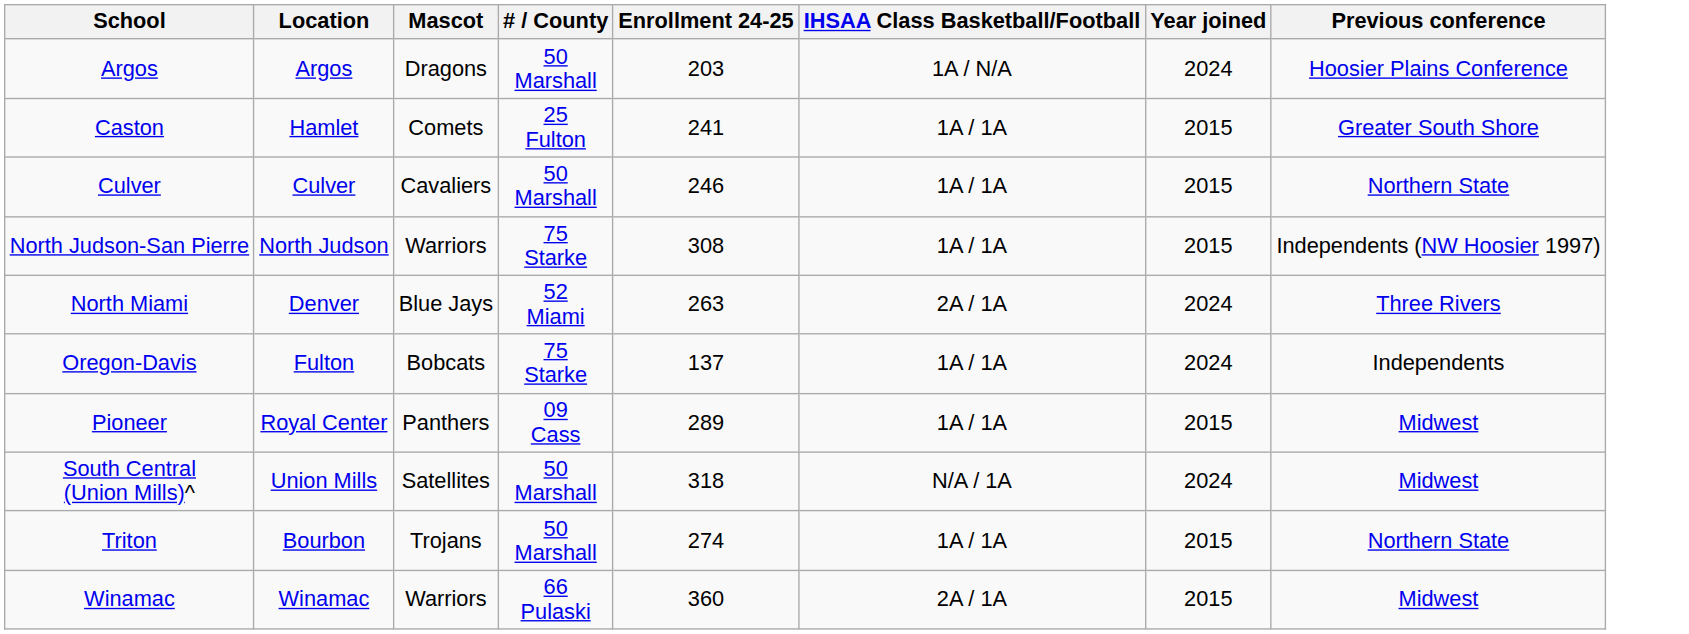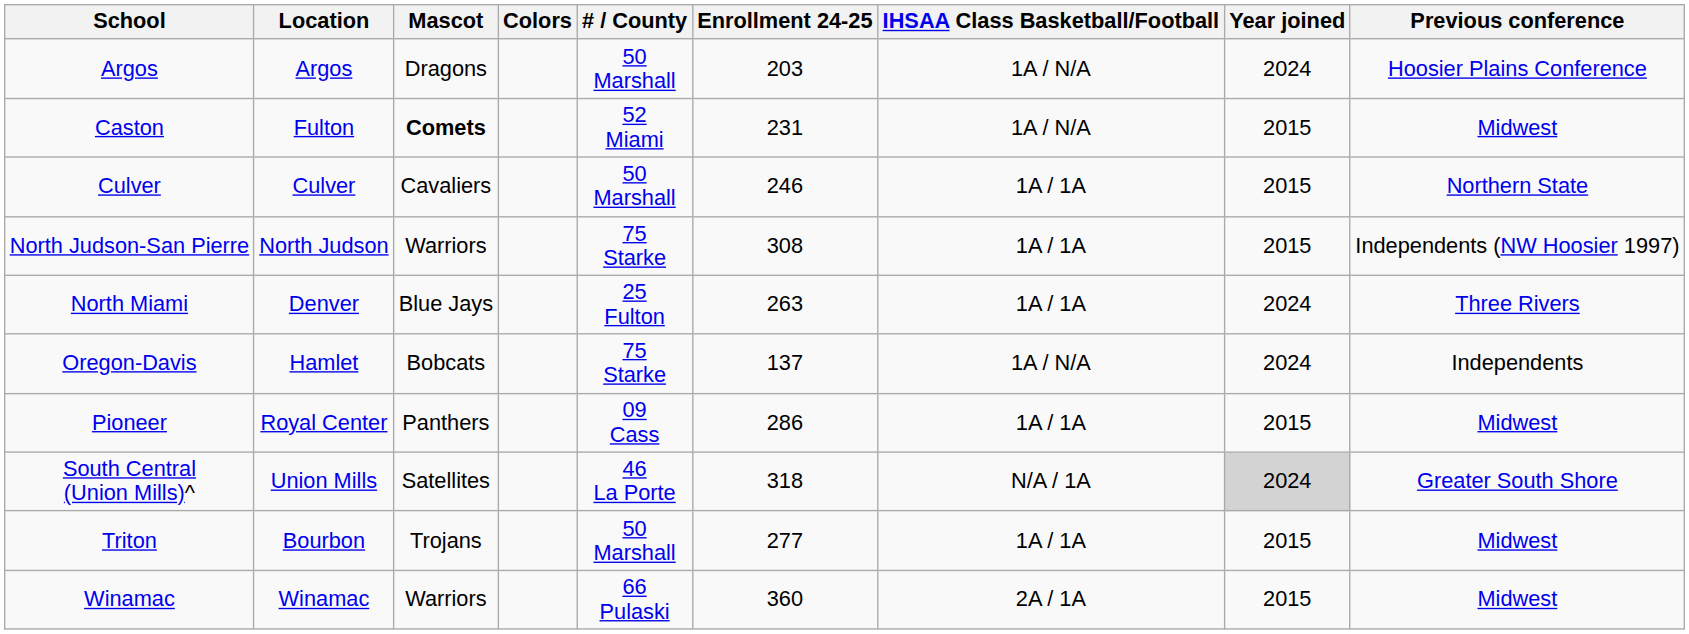+ column: (538, 21)
(324, 127) Hamlet -> (324, 127) Fulton
(446, 127) normal -> (446, 127) bold
(556, 127) 25 Fulton -> (635, 127) 52 Miami
(706, 127) 241 -> (785, 127) 231
(972, 127) 1A / 1A -> (1051, 127) 1A / N/A
(1438, 127) Greater South Shore -> (1517, 127) Midwest
(556, 304) 52 Miami -> (635, 304) 25 Fulton
(972, 304) 2A / 1A -> (1051, 304) 1A / 1A
(324, 363) Fulton -> (324, 363) Hamlet
(972, 363) 1A / 1A -> (1051, 363) 1A / N/A
(706, 422) 289 -> (785, 422) 286
(556, 481) 50 Marshall -> (635, 481) 46 La Porte
(1208, 481) no background -> (1287, 481) lightgrey background
(1438, 481) Midwest -> (1517, 481) Greater South Shore
(706, 540) 274 -> (785, 540) 277
(1438, 540) Northern State -> (1517, 540) Midwest
